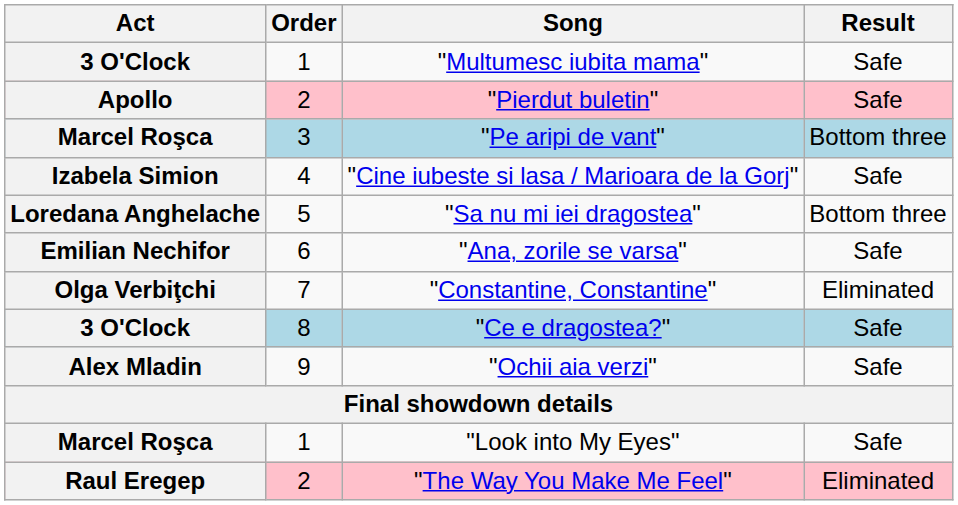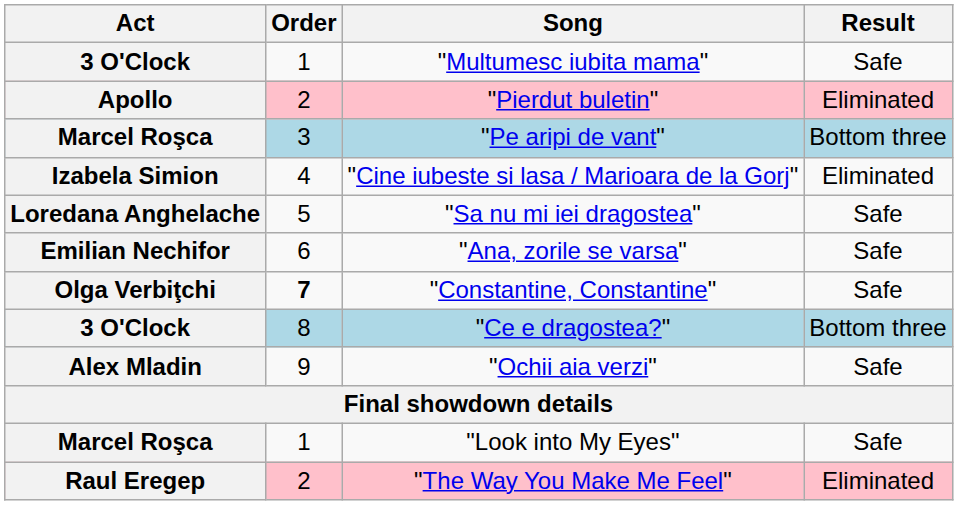(878, 99) Safe -> (878, 99) Eliminated
(878, 175) Safe -> (878, 175) Eliminated
(878, 213) Bottom three -> (878, 213) Safe
(304, 289) normal -> (304, 289) bold
(878, 289) Eliminated -> (878, 289) Safe
(878, 328) Safe -> (878, 328) Bottom three
